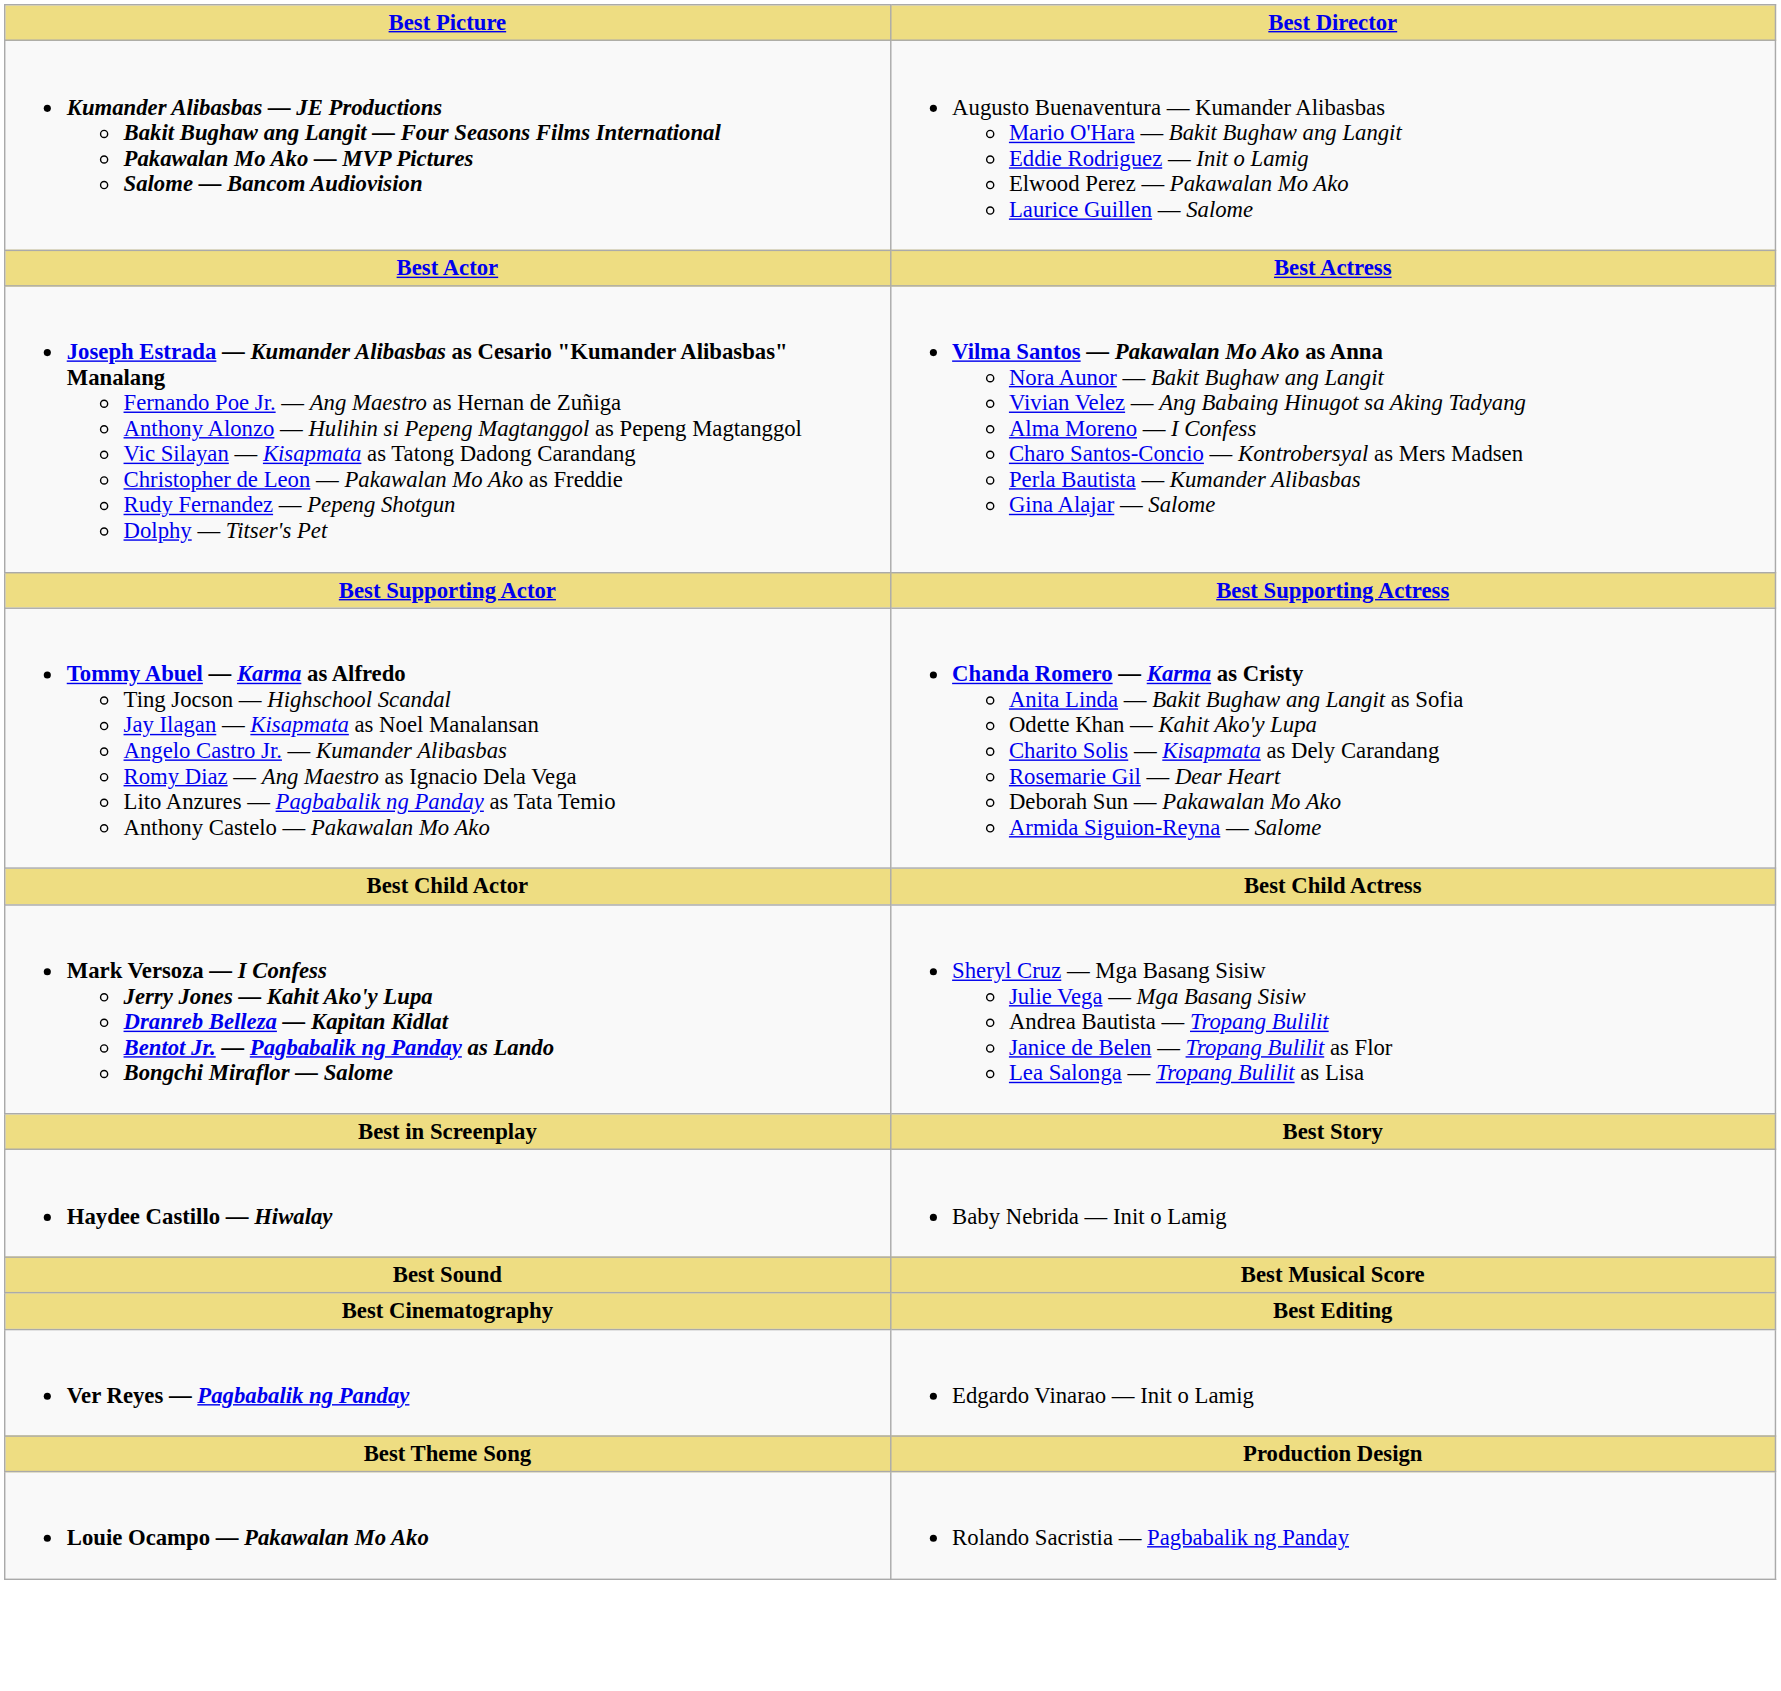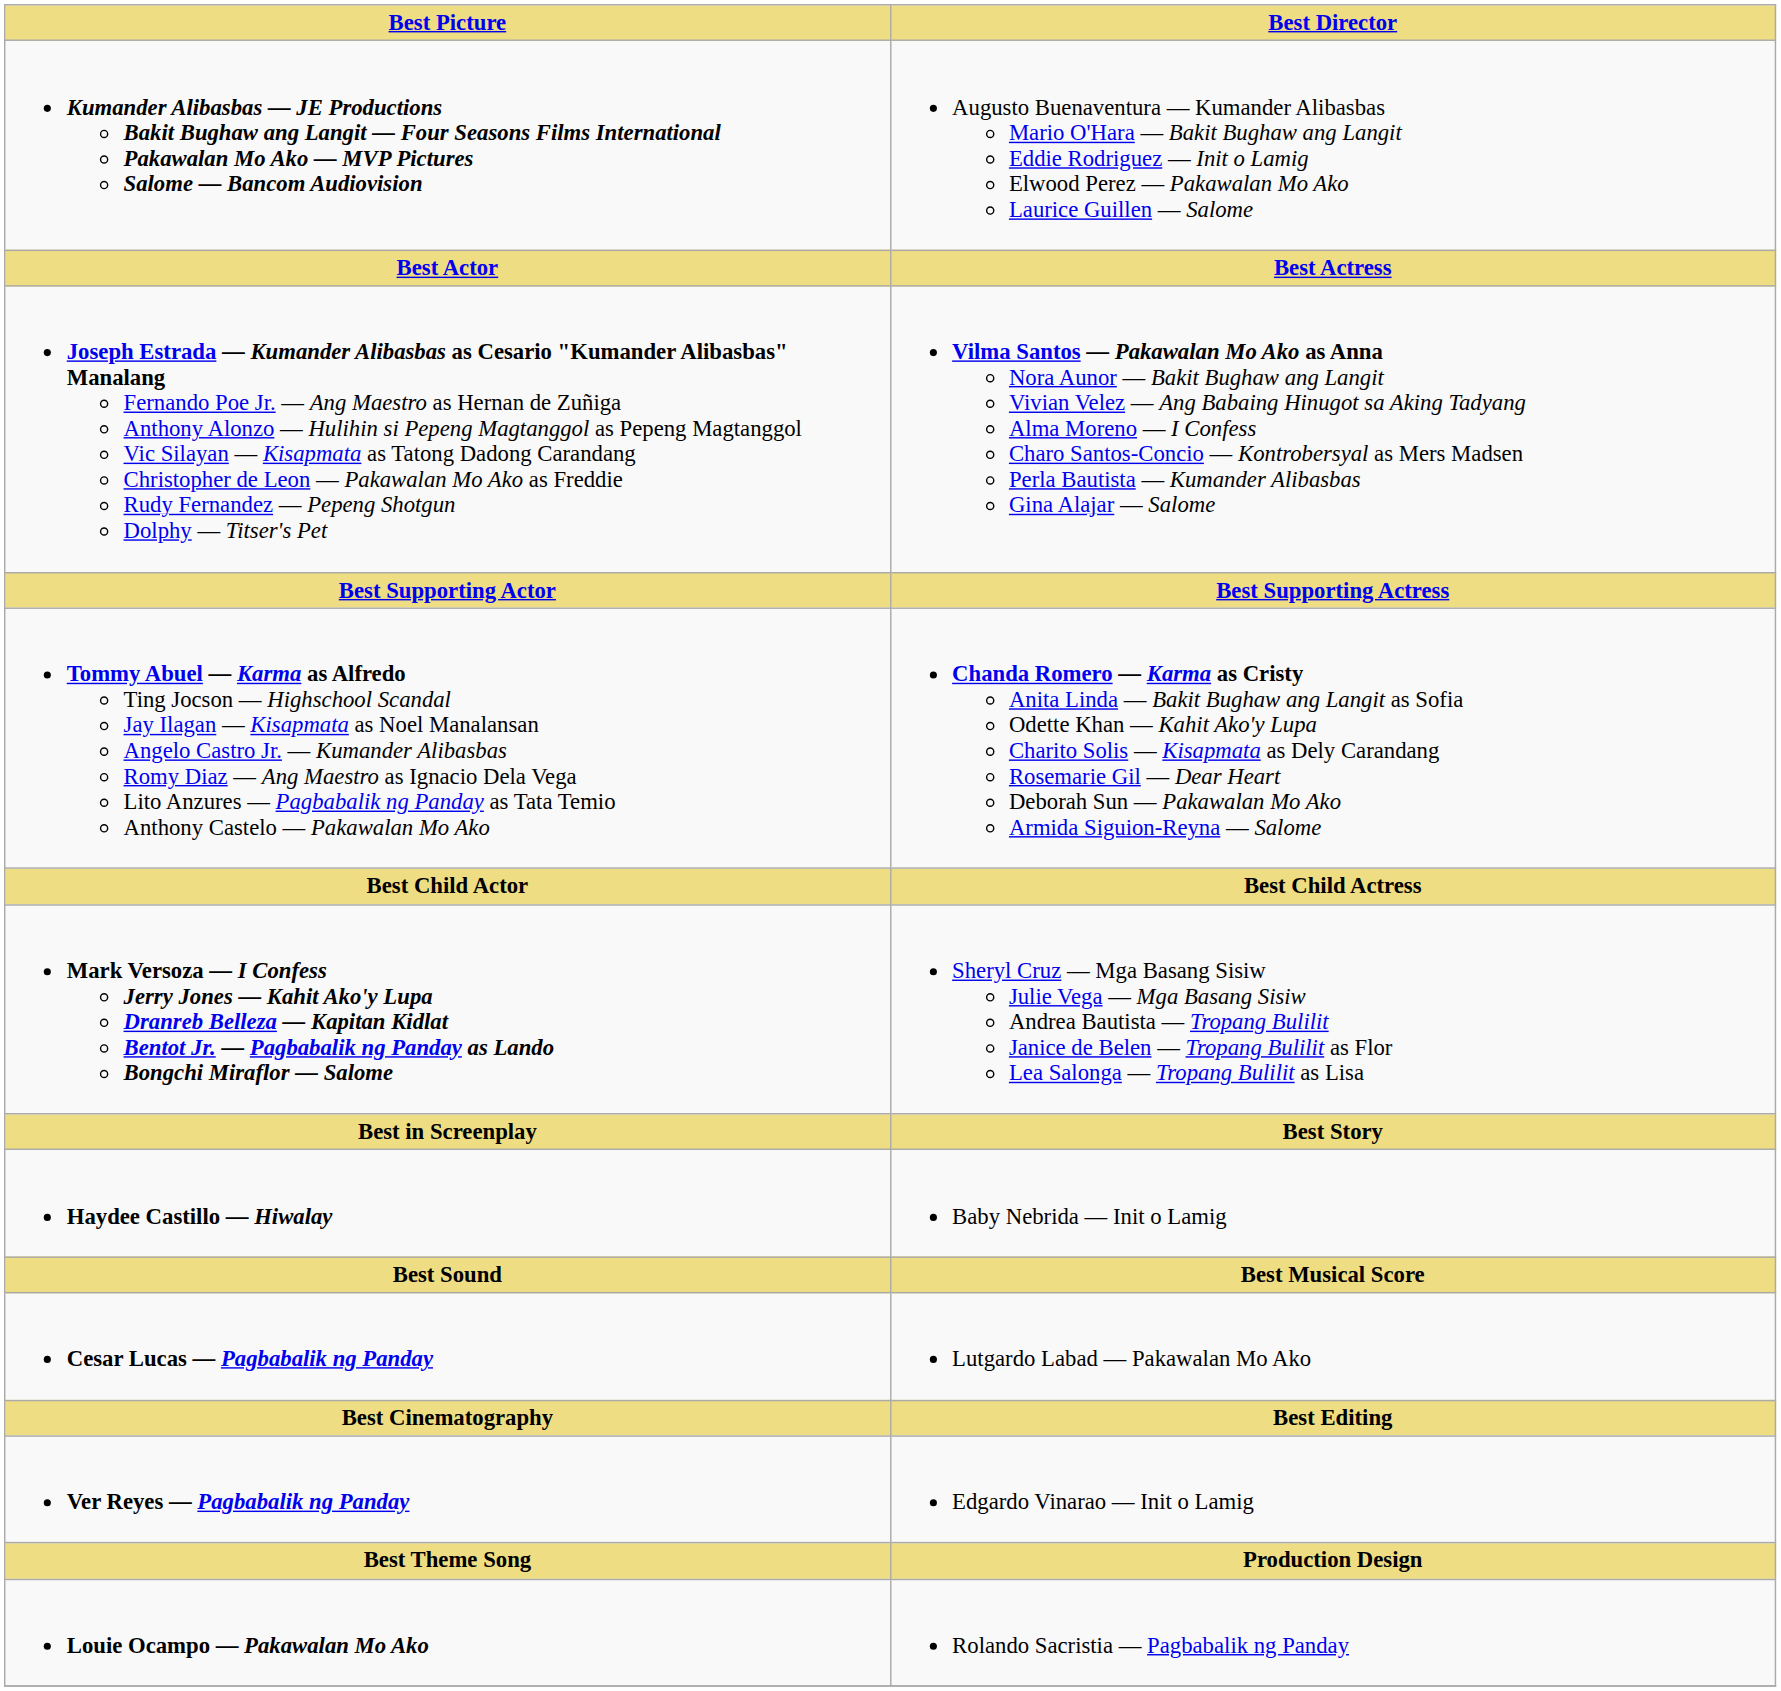+ row: (447, 1359)
